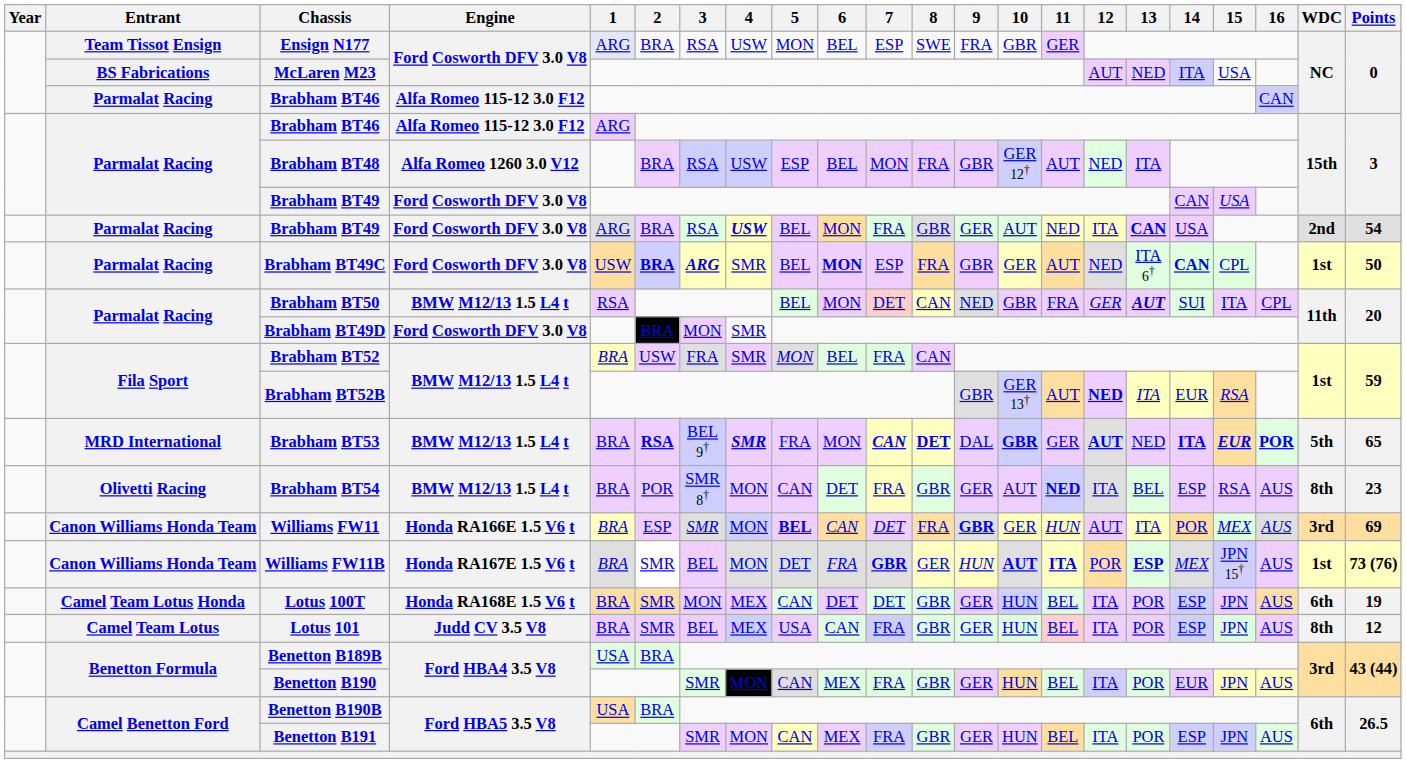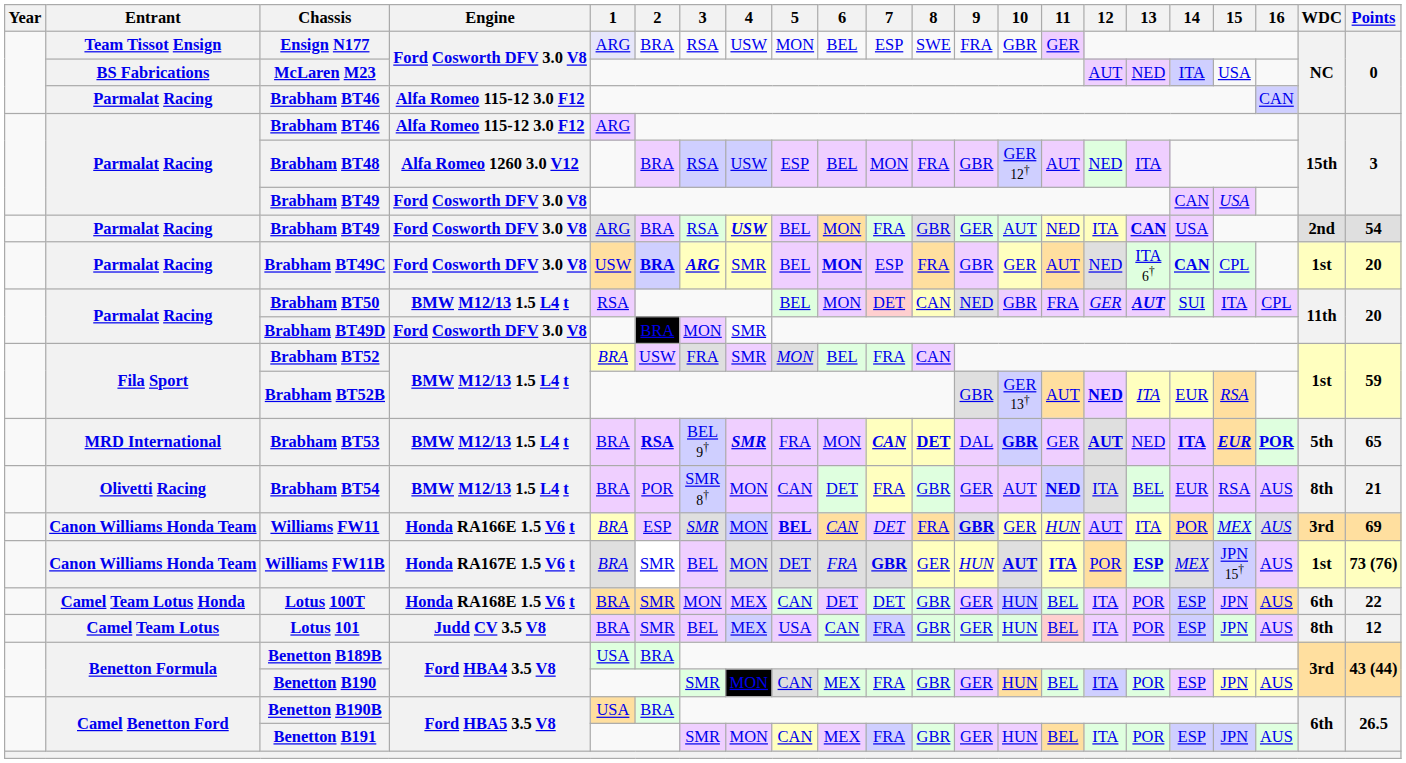(1374, 265) 50 -> (1374, 265) 20
(1192, 489) ESP -> (1192, 489) EUR
(1374, 489) 23 -> (1374, 489) 21
(1374, 600) 19 -> (1374, 600) 22
(1192, 682) EUR -> (1192, 682) ESP
